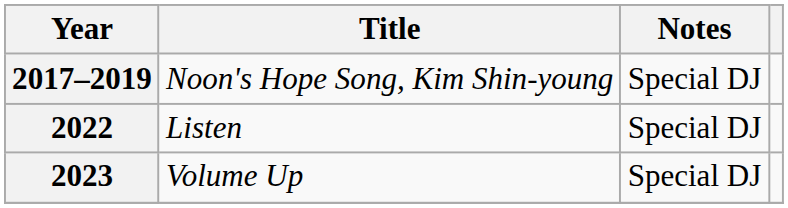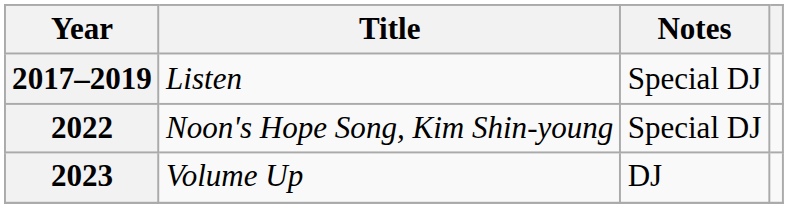(390, 78) Noon's Hope Song, Kim Shin-young -> (204, 78) Listen
(204, 127) Listen -> (390, 127) Noon's Hope Song, Kim Shin-young
(694, 176) Special DJ -> (645, 176) DJ
